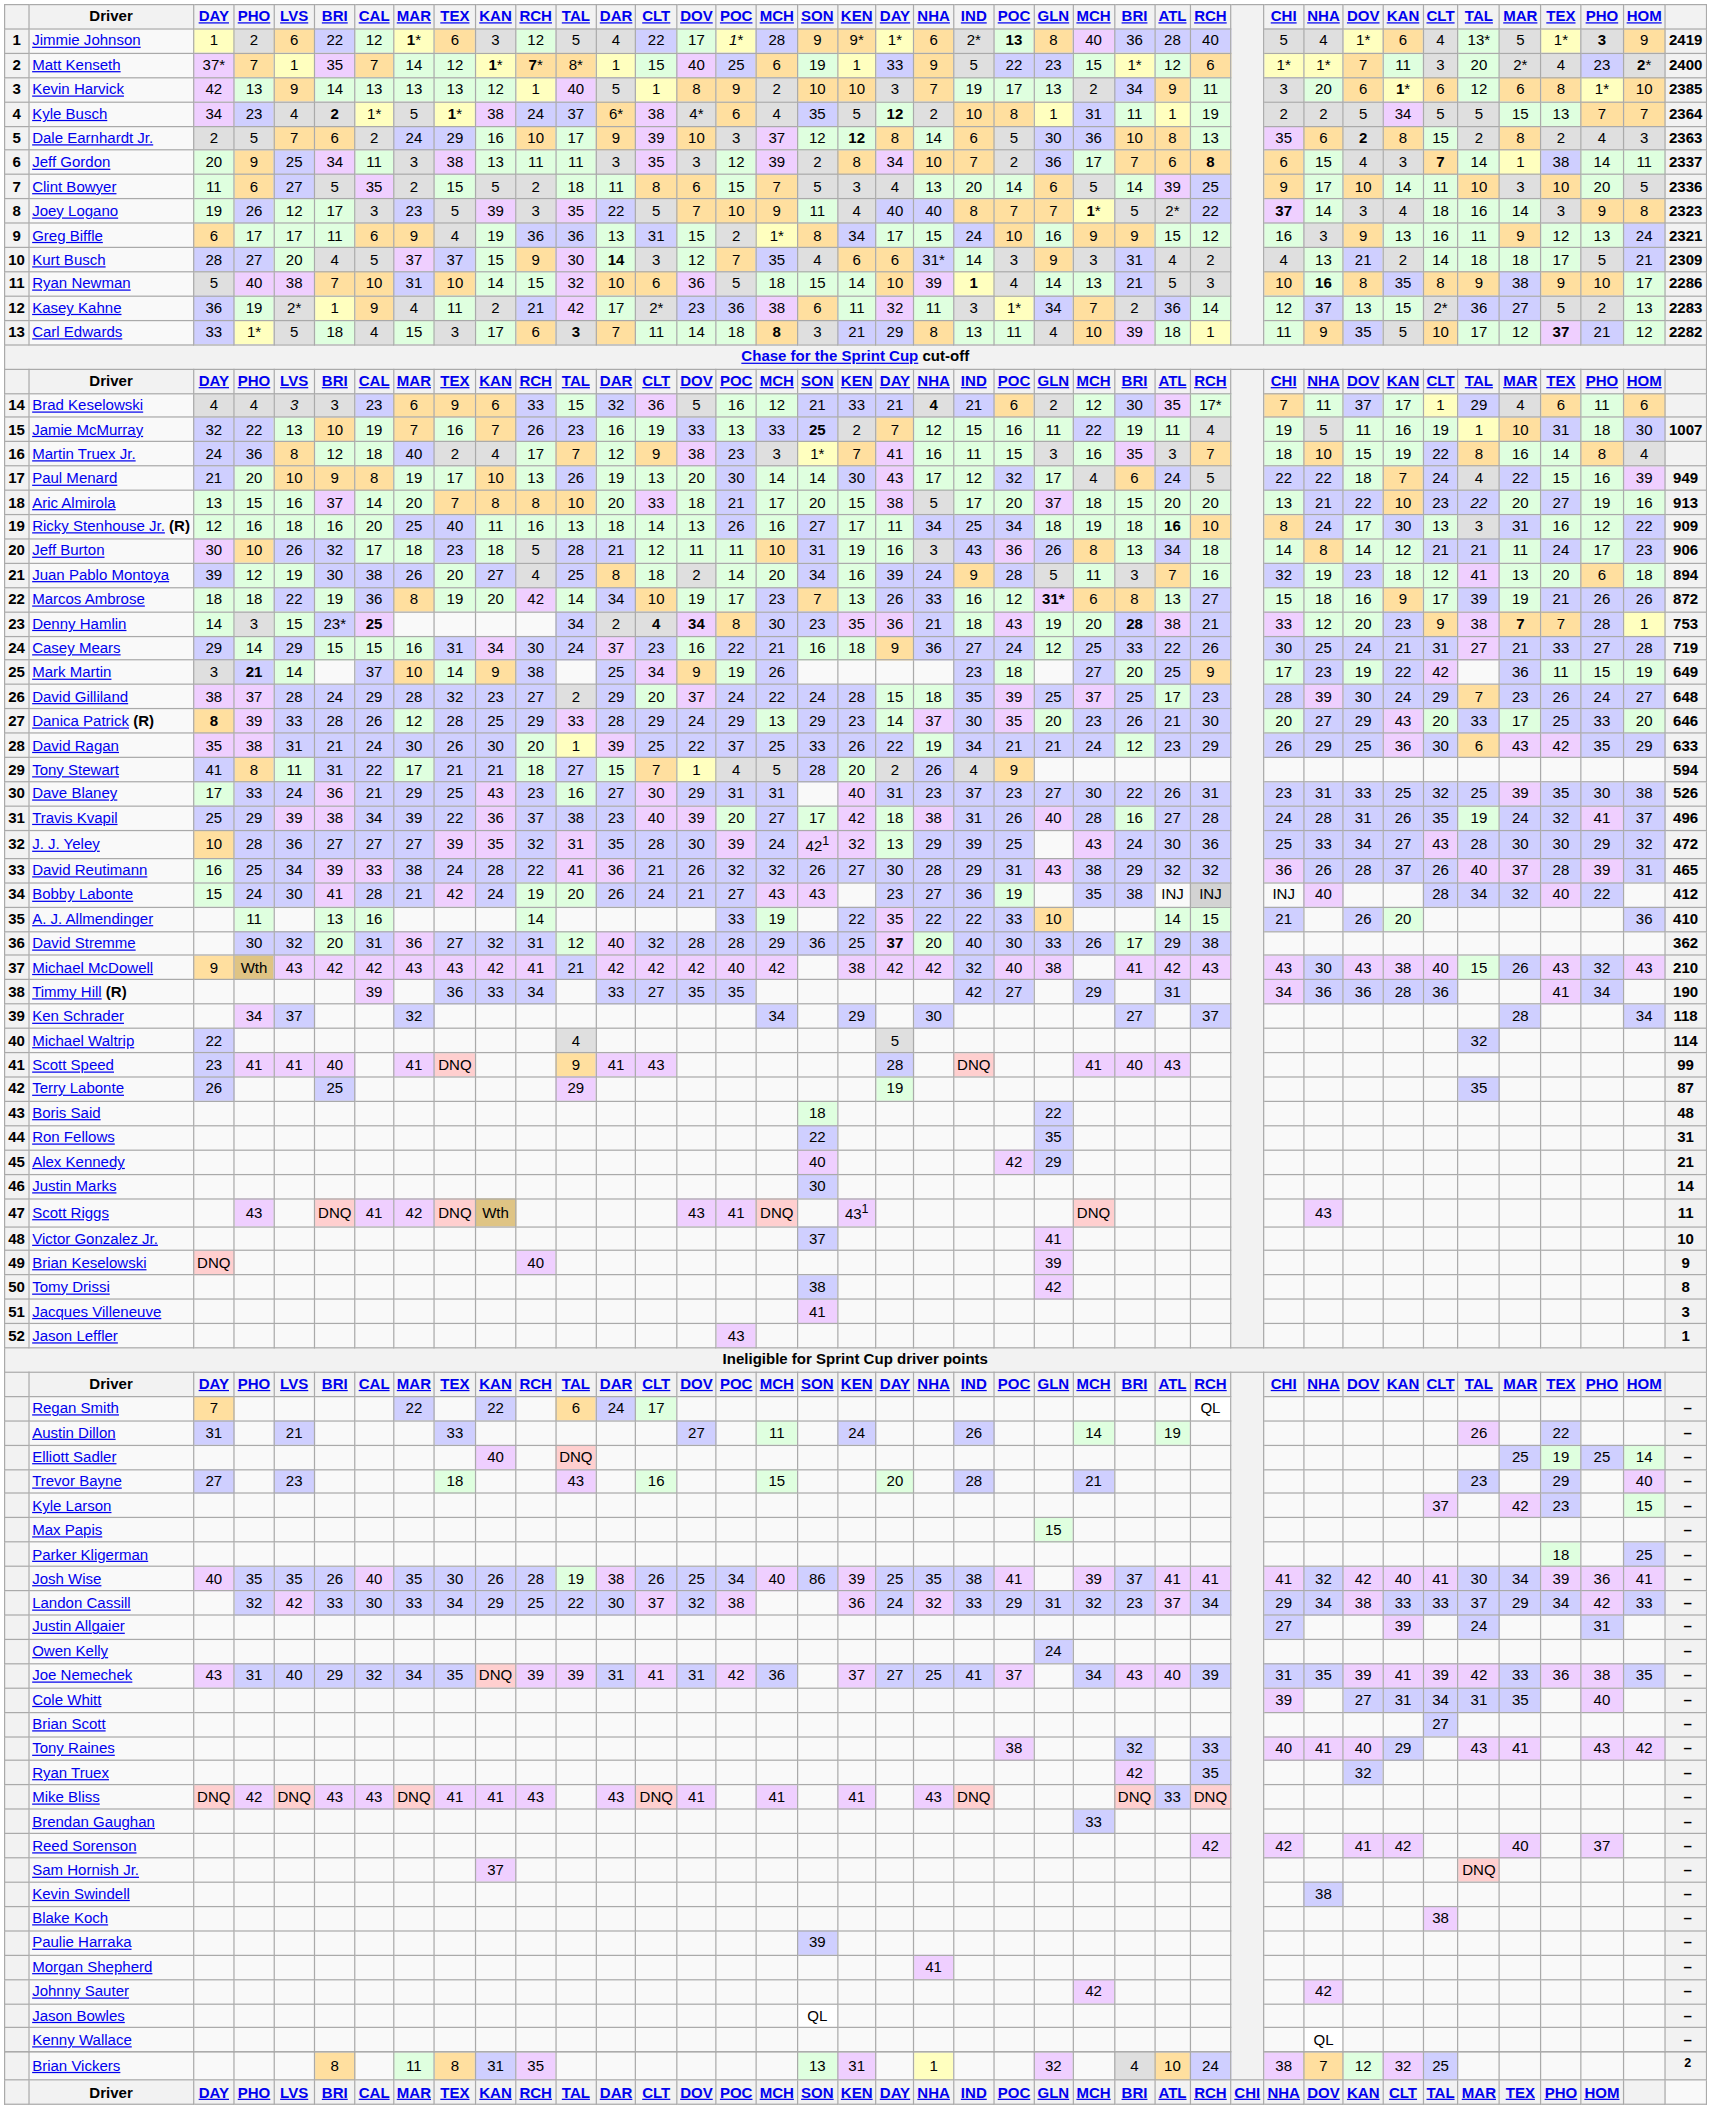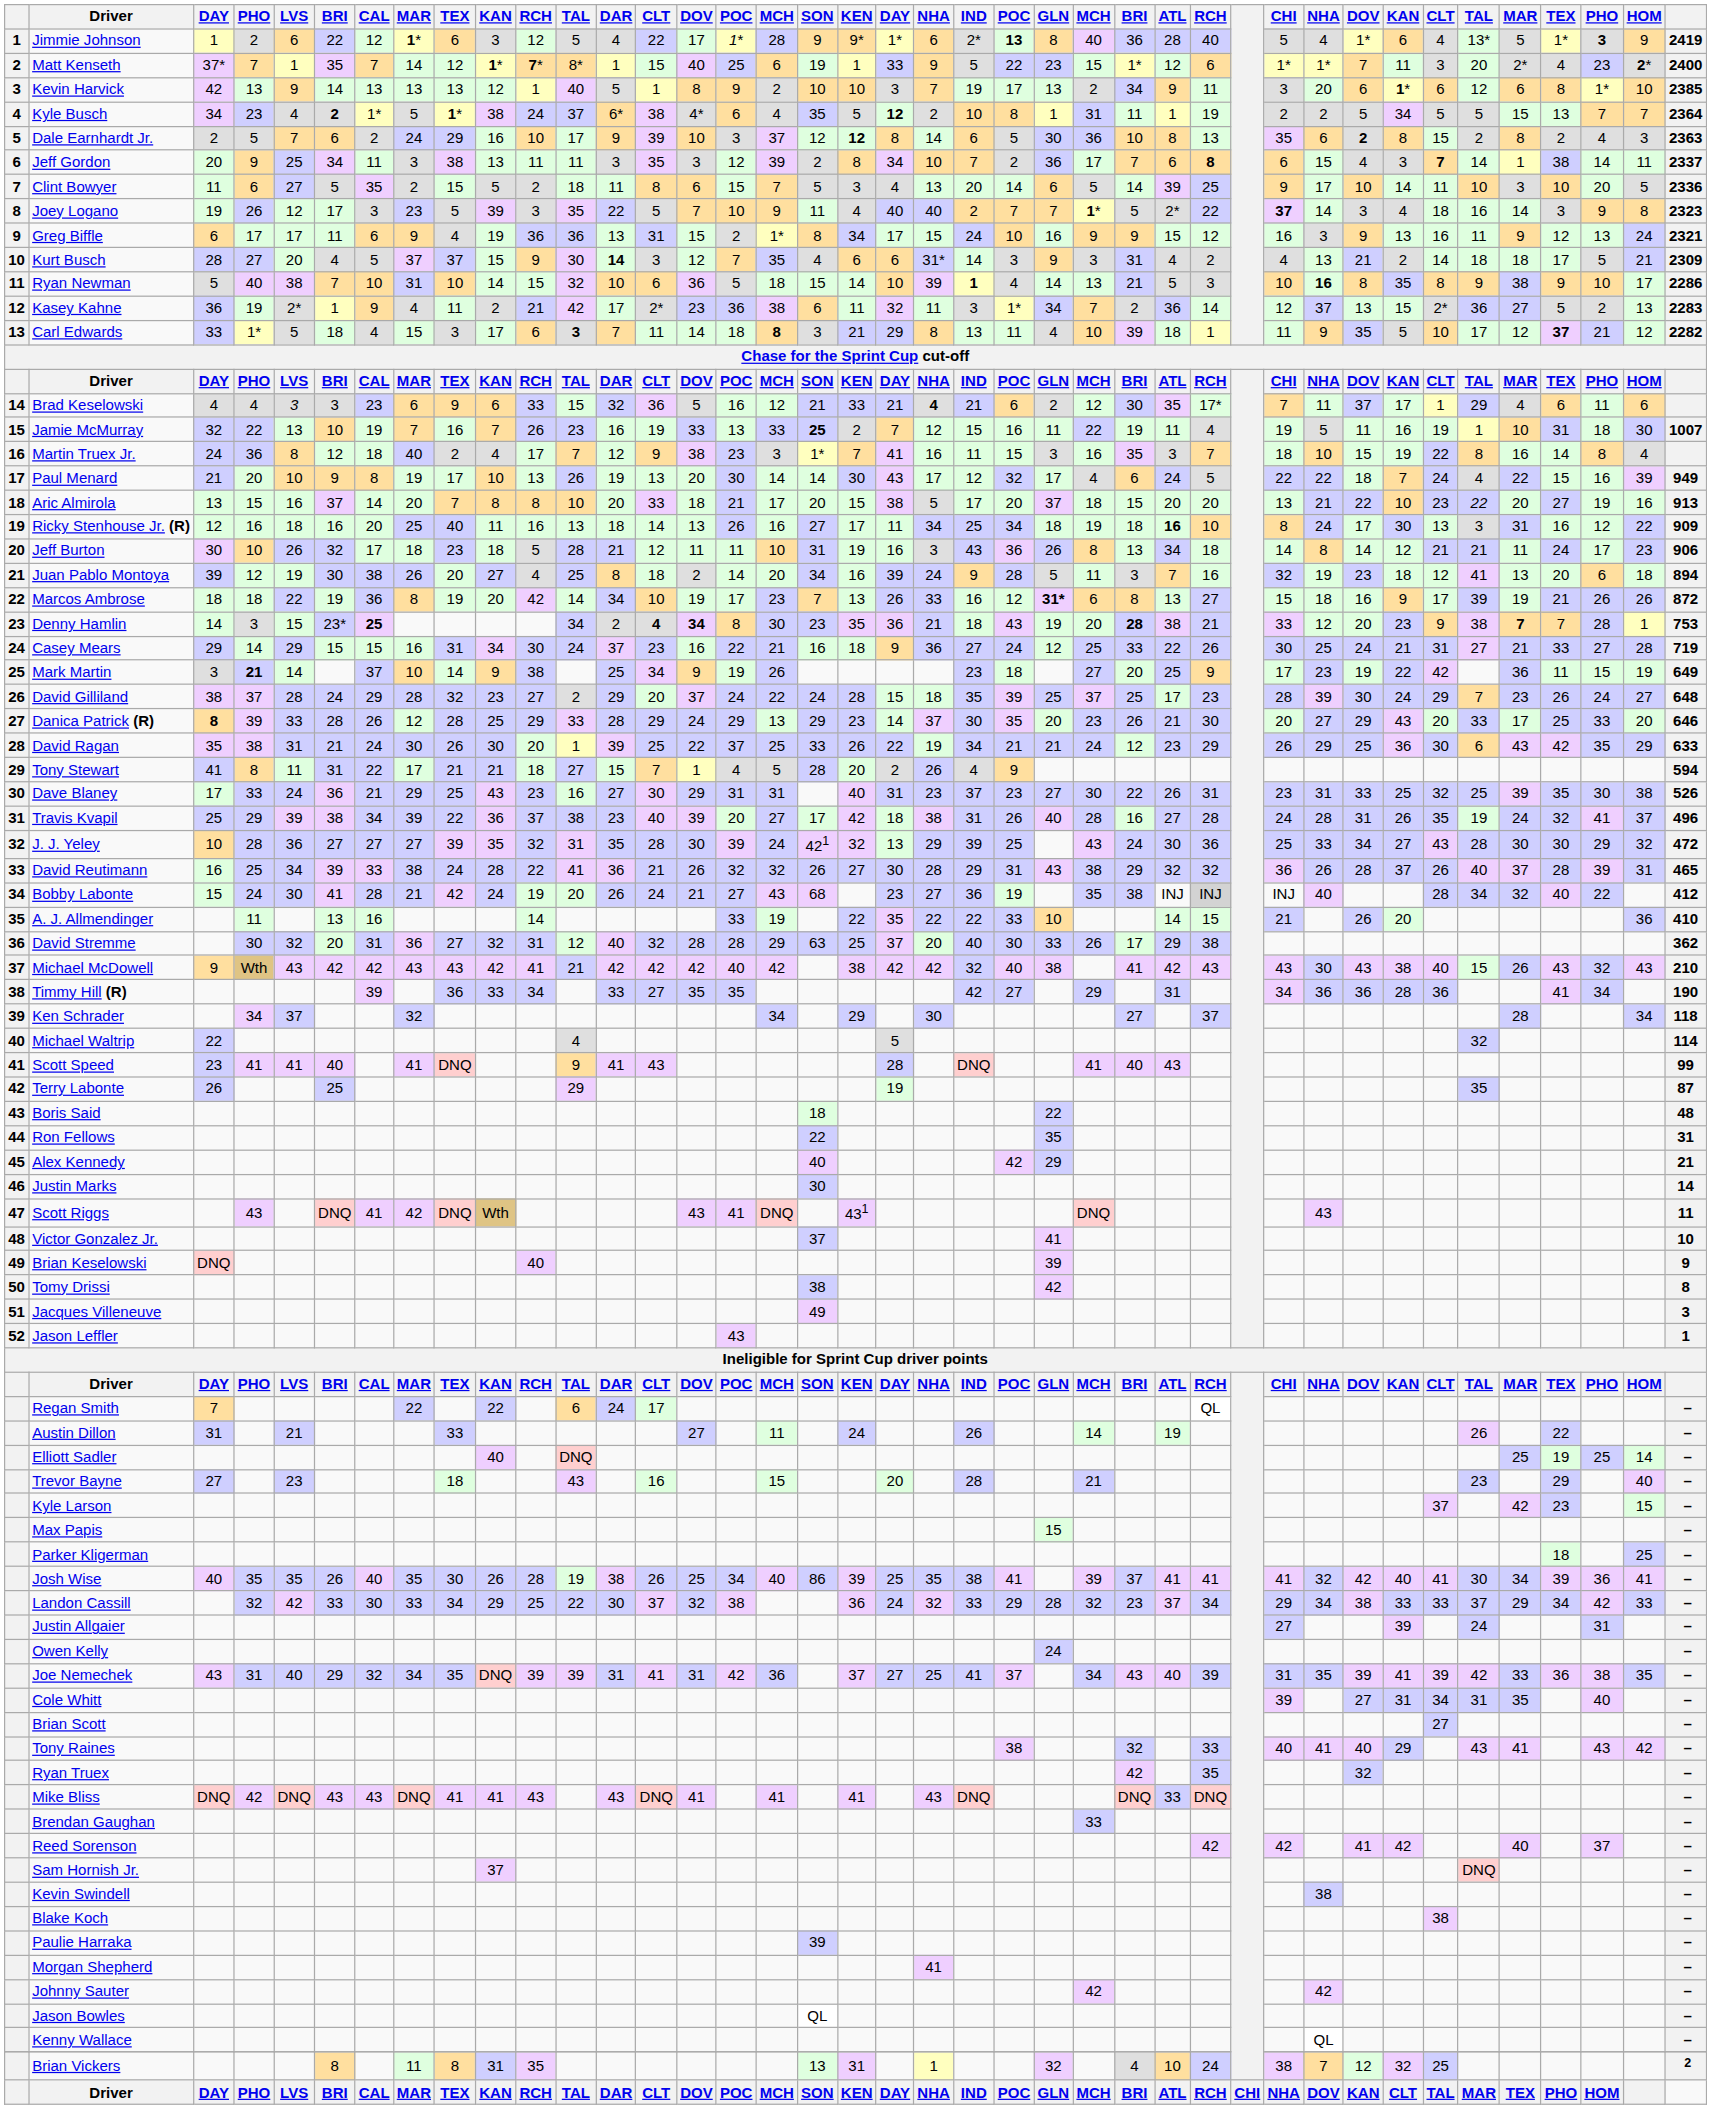(974, 211) 8 -> (974, 211) 2
(817, 895) 43 -> (817, 895) 68
(817, 944) 36 -> (817, 944) 63
(895, 944) bold -> (895, 944) normal
(817, 1312) 41 -> (817, 1312) 49
(1053, 1603) 31 -> (1053, 1603) 28
